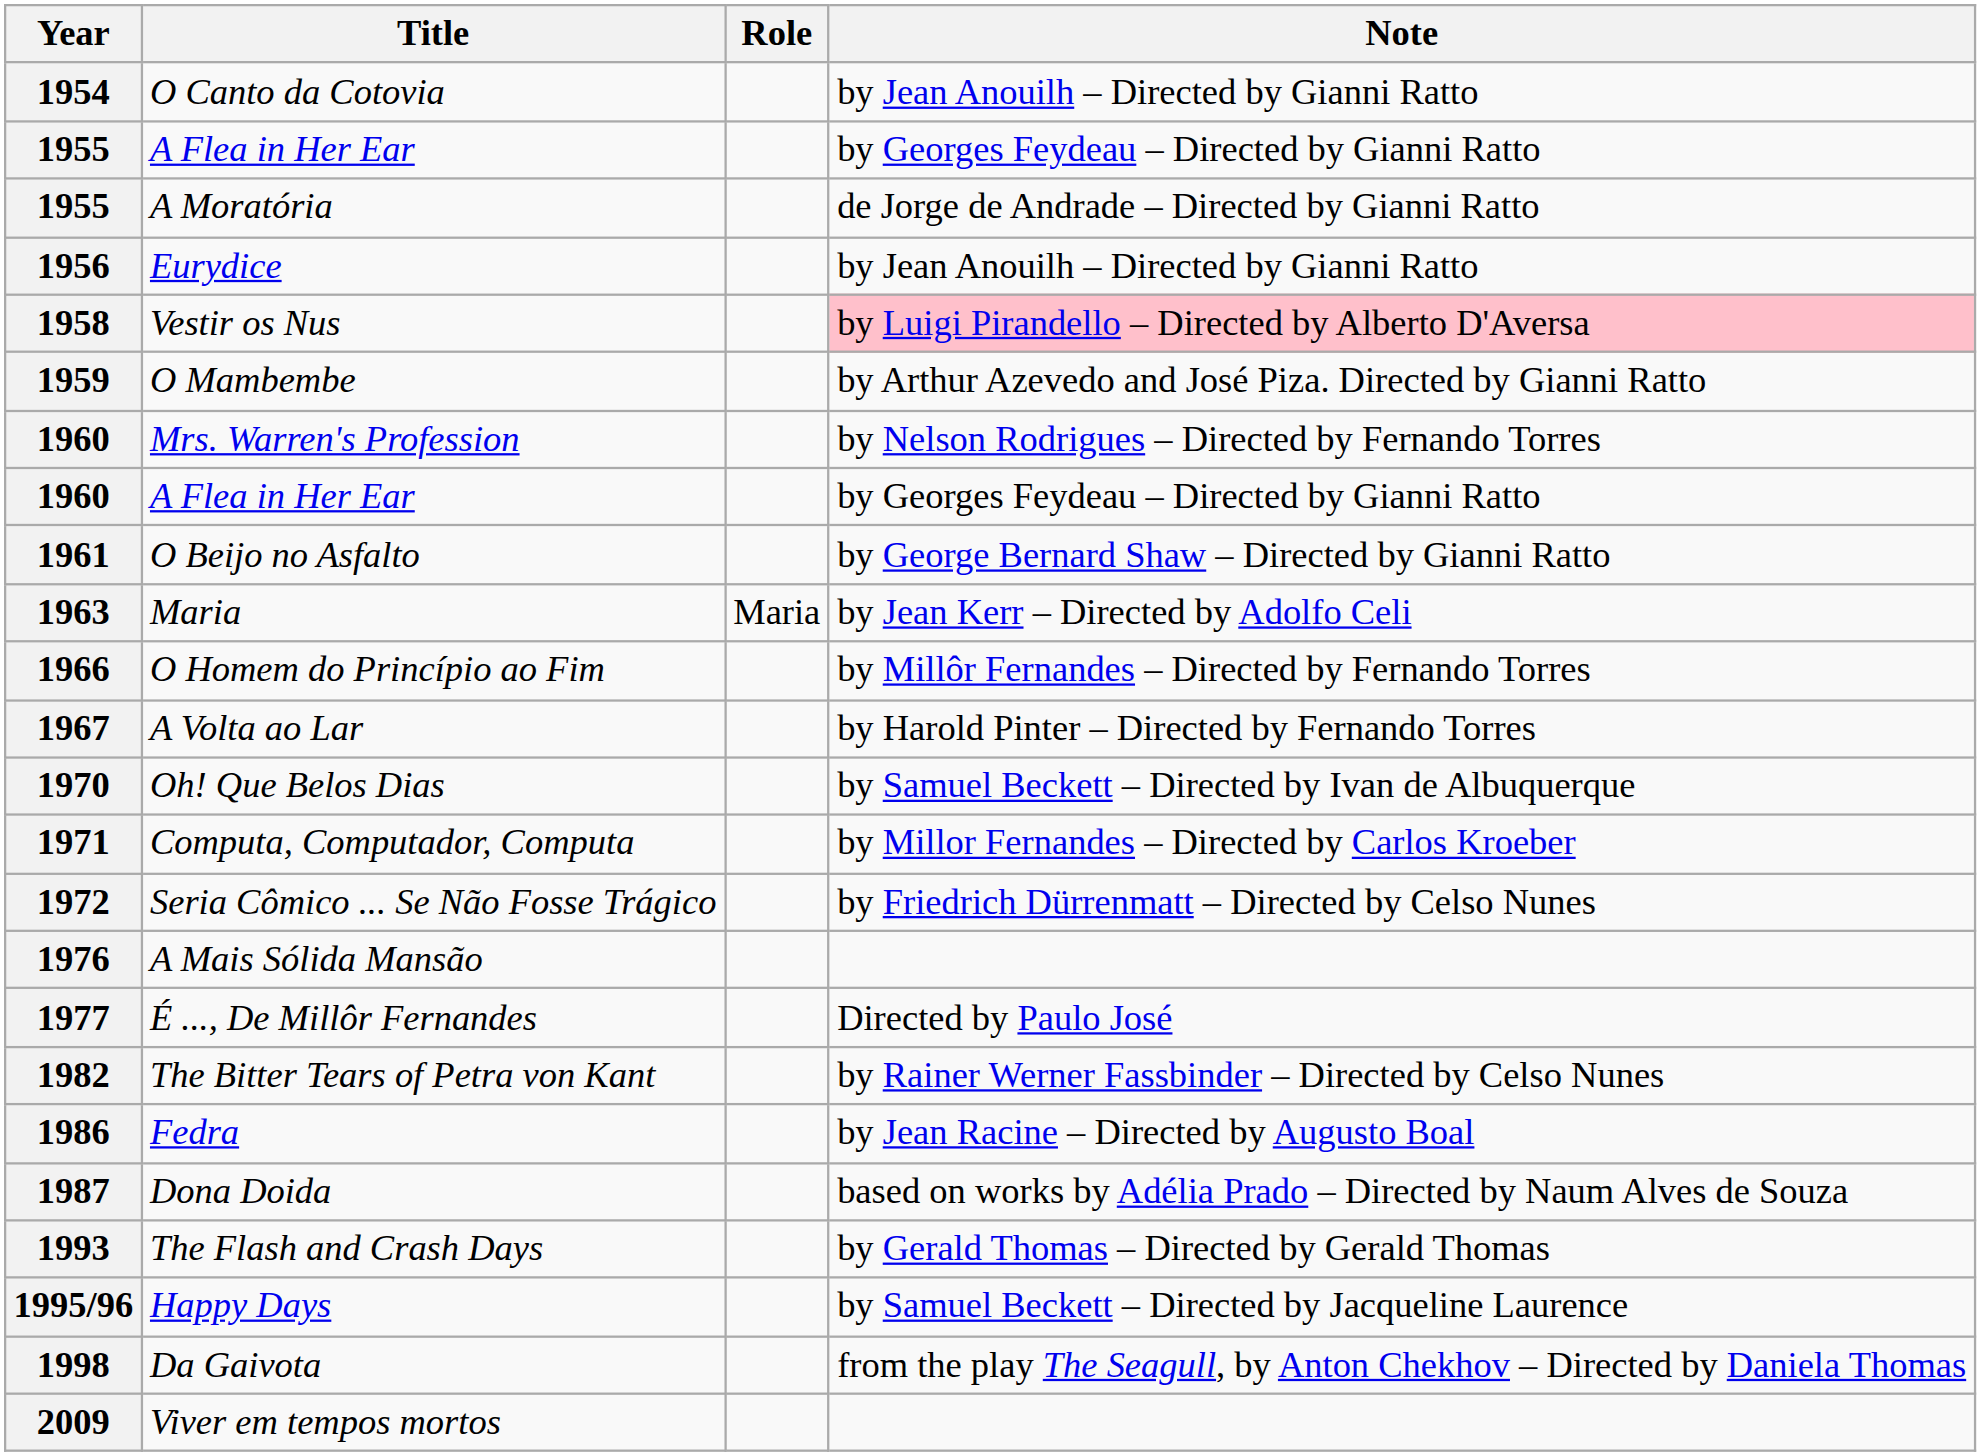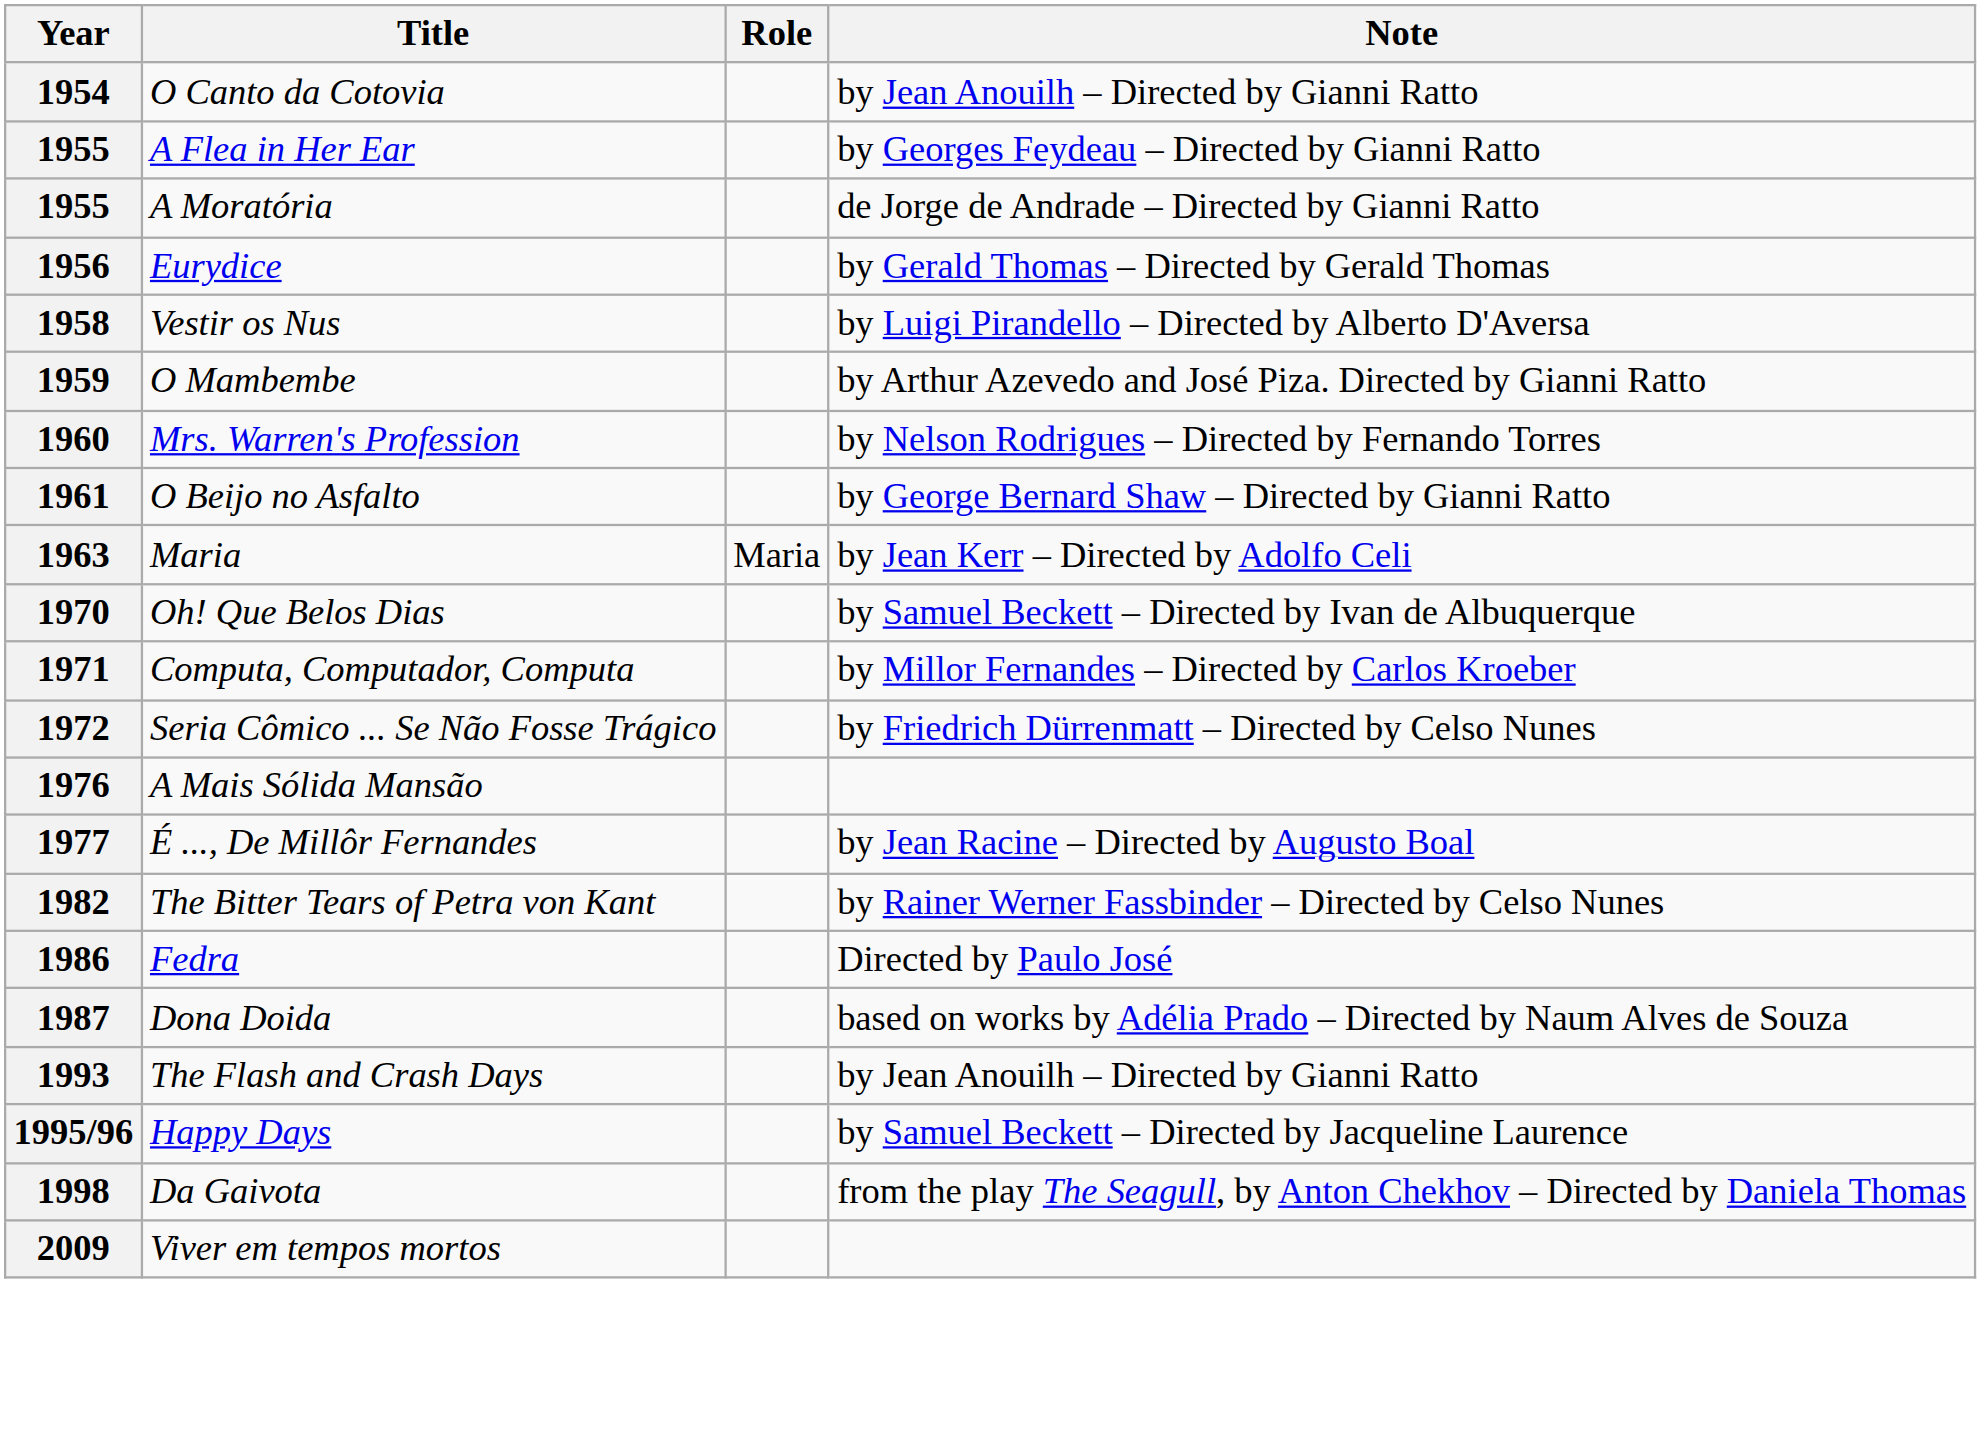(1158, 264) by Jean Anouilh – Directed by Gianni Ratto -> (1194, 264) by Gerald Thomas – Directed by Gerald Thomas
(1213, 322) pink background -> (1213, 322) no background
- row: (73, 496)
- row: (73, 669)
- row: (73, 727)
(1005, 1016) Directed by Paulo José -> (1156, 843) by Jean Racine – Directed by Augusto Boal
(1156, 1132) by Jean Racine – Directed by Augusto Boal -> (1005, 959) Directed by Paulo José
(1194, 1248) by Gerald Thomas – Directed by Gerald Thomas -> (1158, 1074) by Jean Anouilh – Directed by Gianni Ratto
